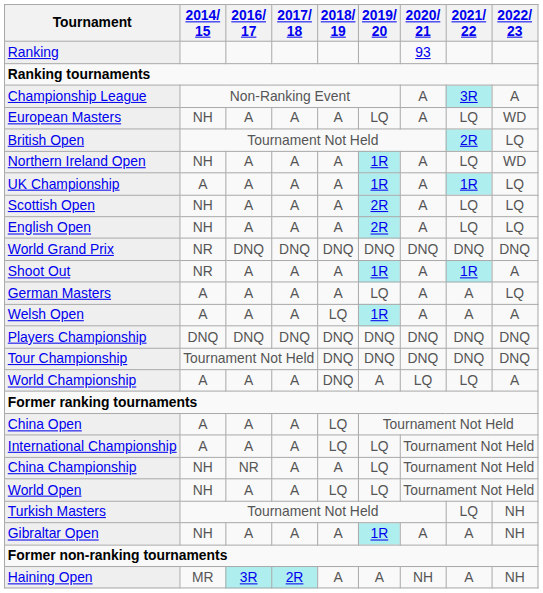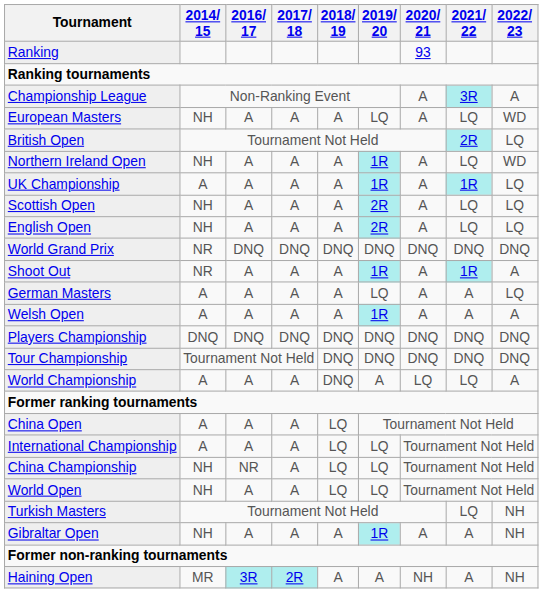(338, 315) LQ -> (338, 315) A
(338, 468) A -> (338, 468) LQ
